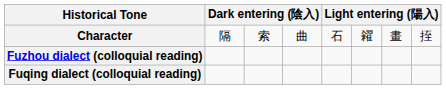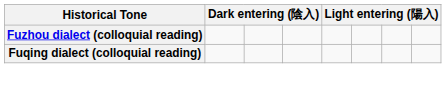- row: (105, 35)
